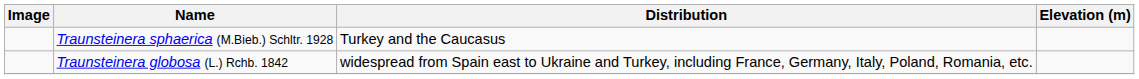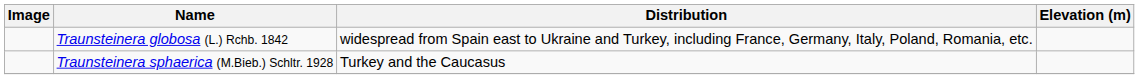rows swapped: (172, 62) <-> (195, 39)
